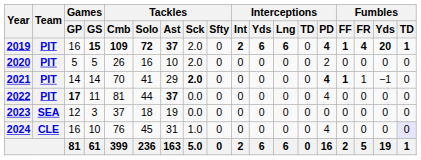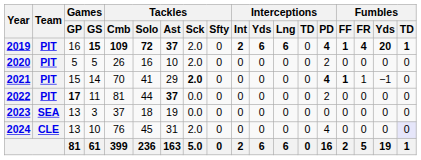(74, 79) 14 -> (74, 79) 15
(327, 96) 4 -> (327, 96) 2
(74, 113) 12 -> (74, 113) 13
(74, 130) 16 -> (74, 130) 13
(195, 130) 1.0 -> (195, 130) 2.0
